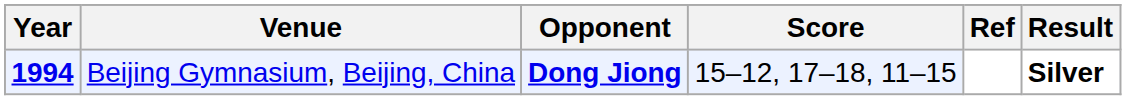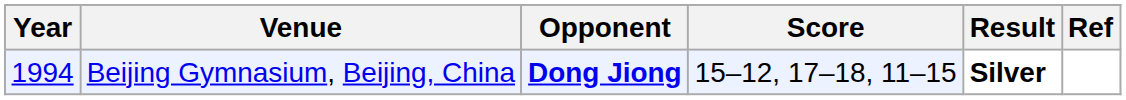columns swapped: (1070, 27) <-> (992, 27)
(43, 72) bold -> (43, 72) normal
